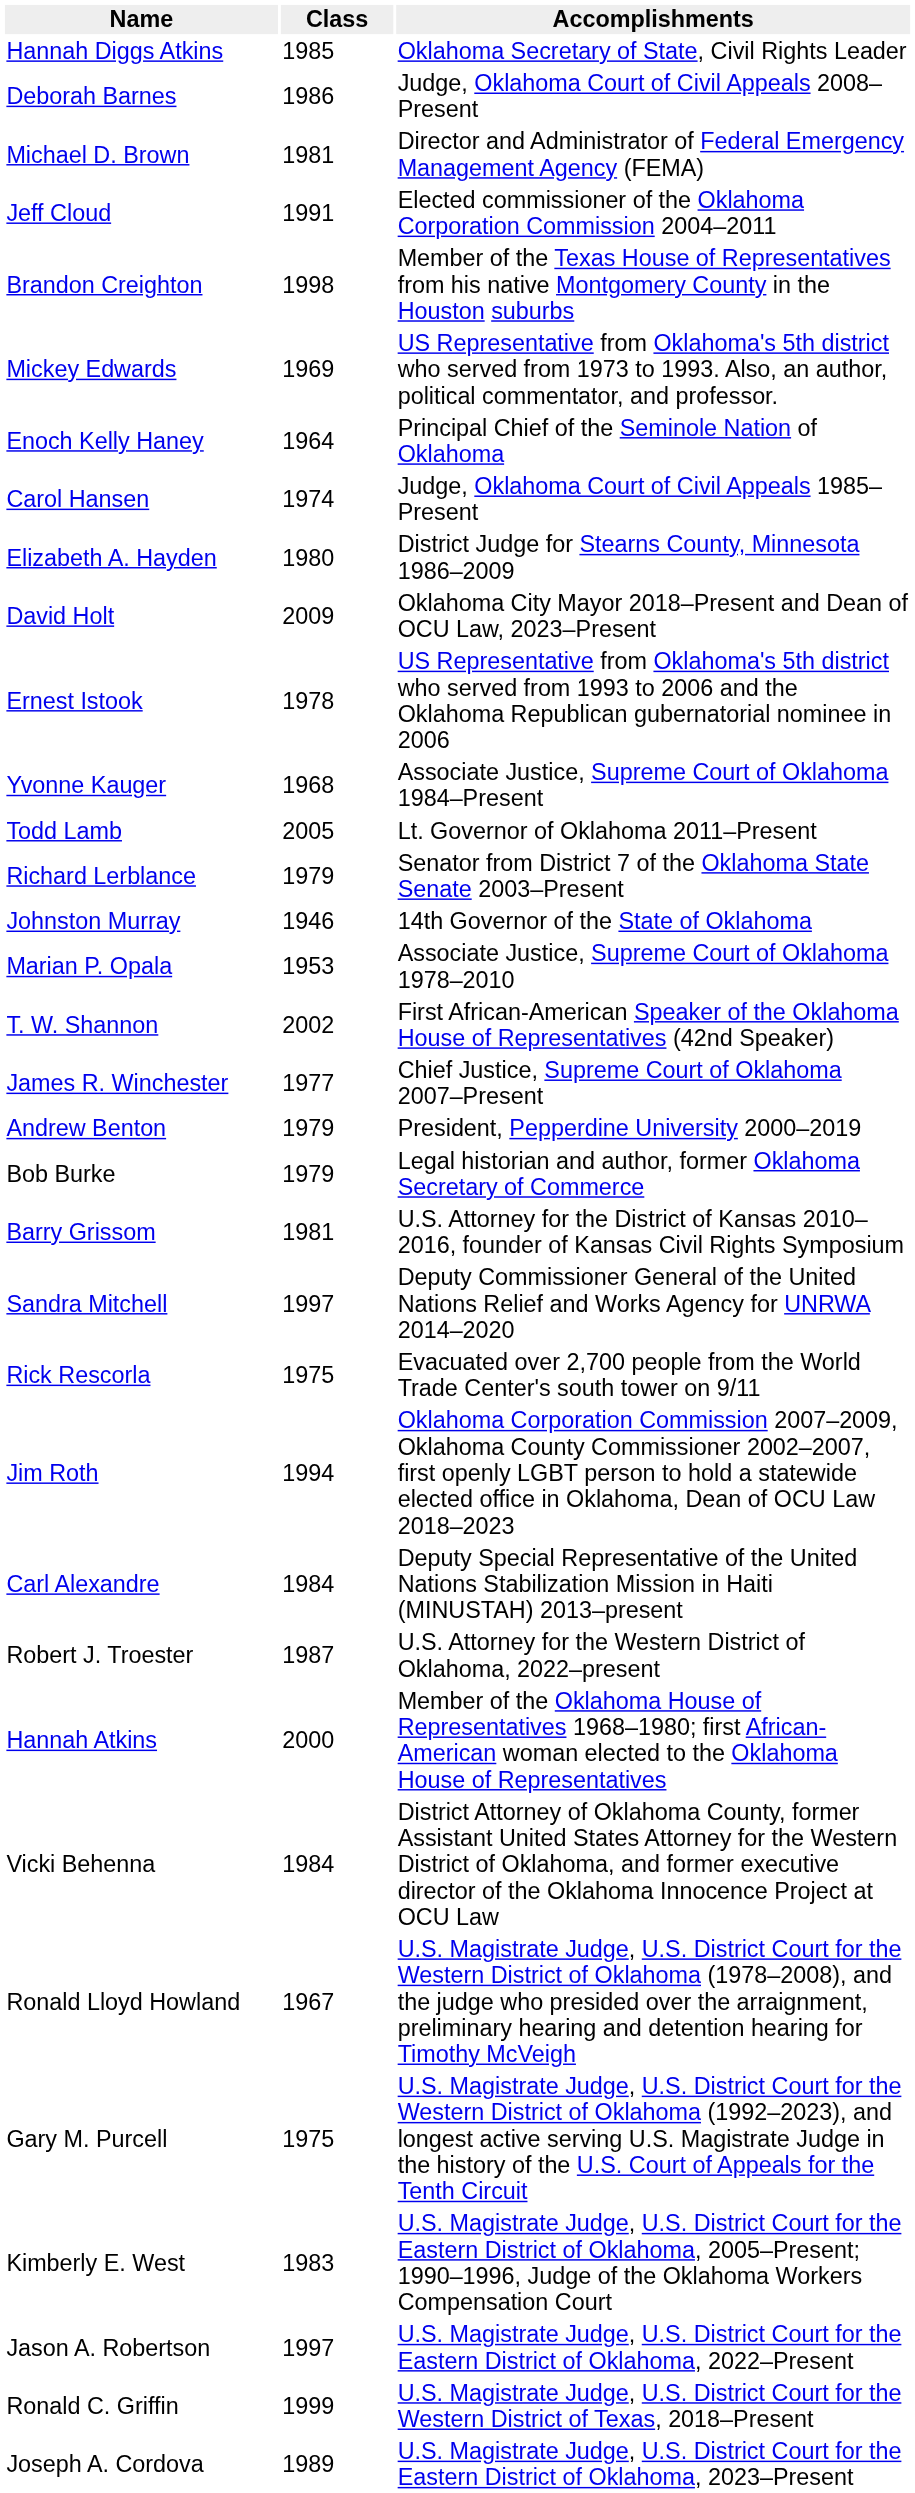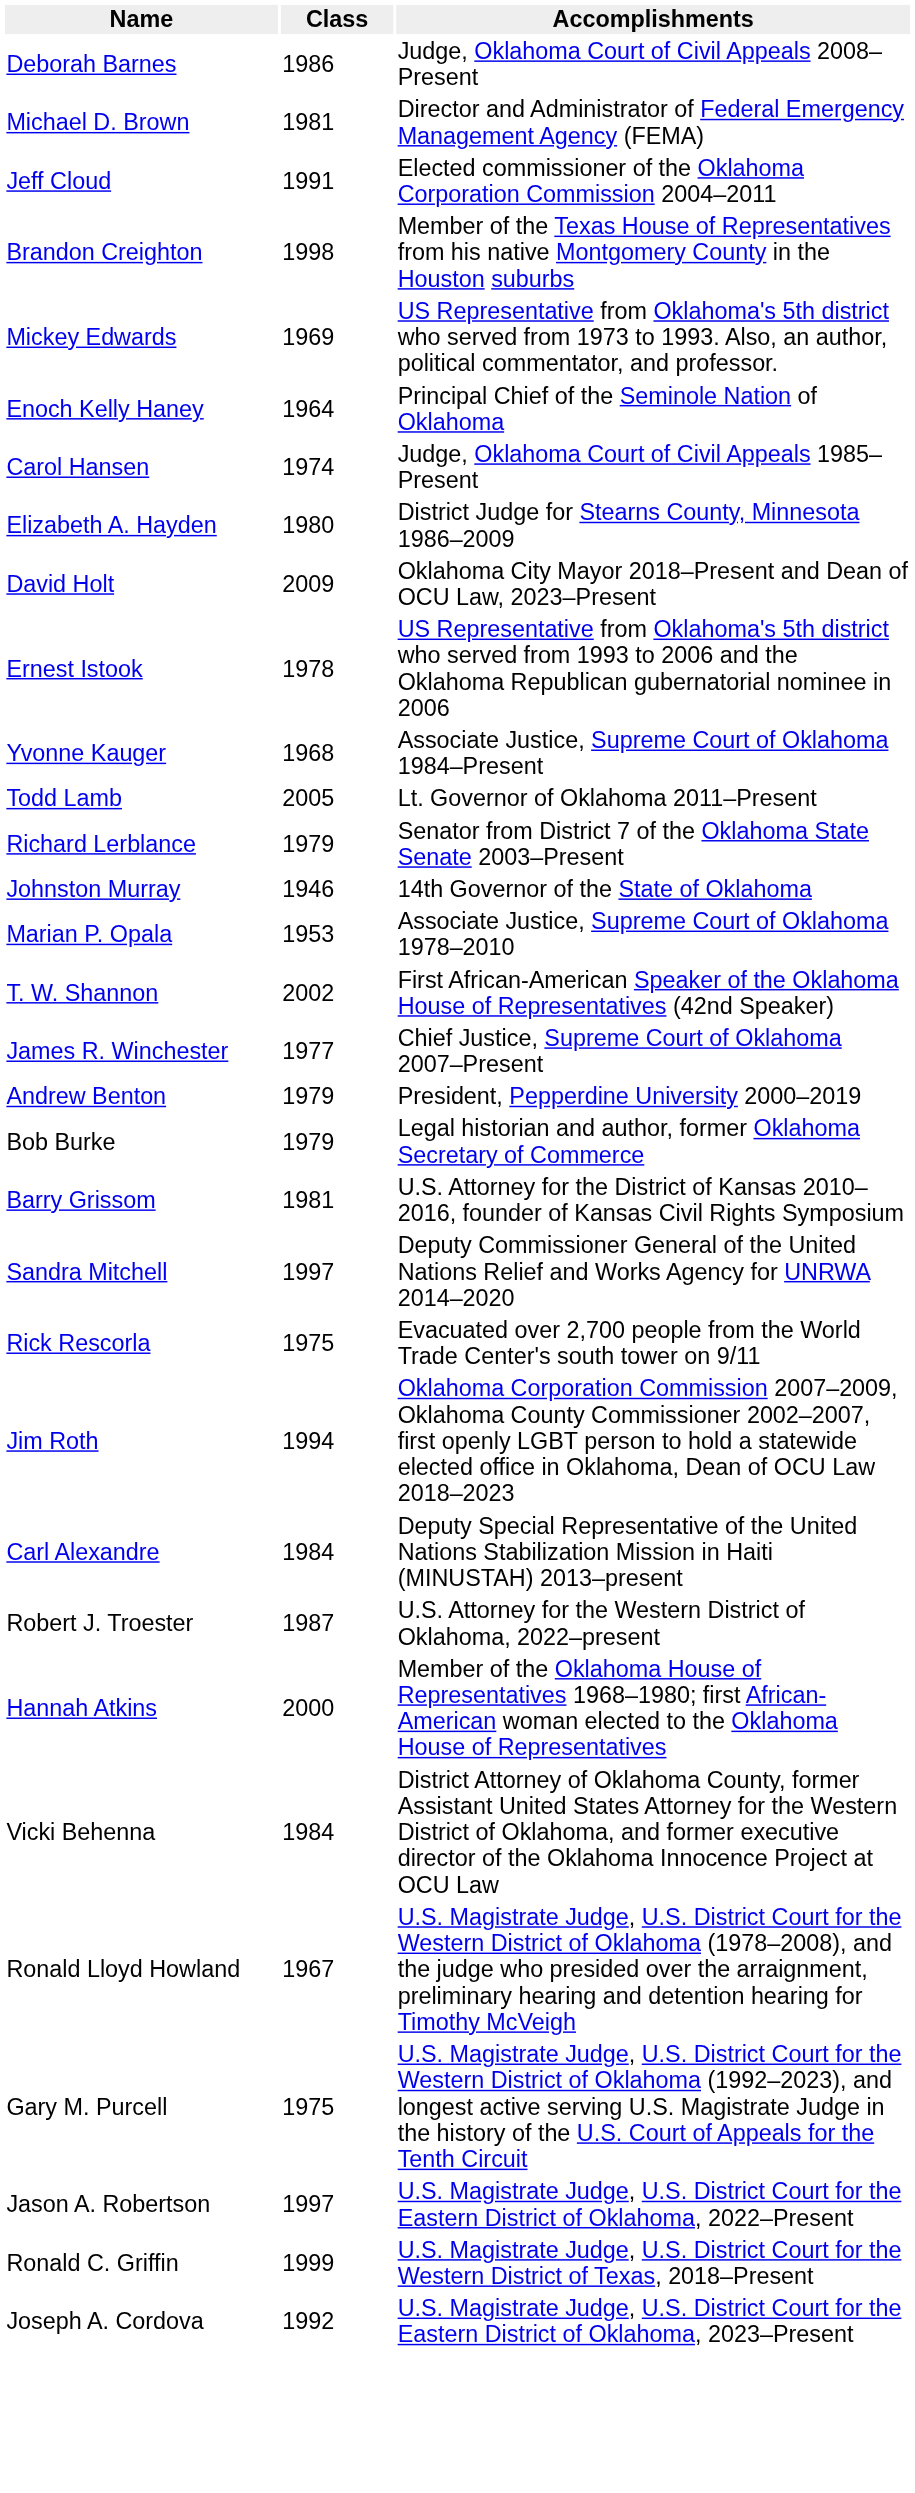- row: (115, 51)
- row: (96, 2263)
(308, 2464) 1989 -> (308, 2321) 1992
